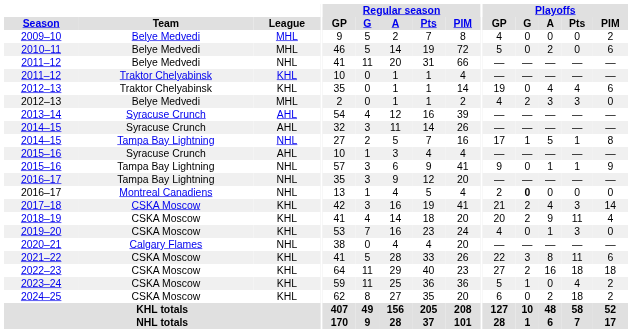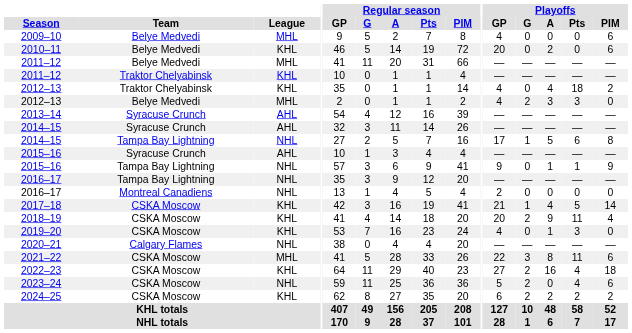(610, 36) 2 -> (610, 36) 6
(287, 49) MHL -> (287, 49) KHL
(499, 49) 5 -> (499, 49) 20
(287, 62) NHL -> (287, 62) MHL
(499, 88) 19 -> (499, 88) 4
(577, 88) 4 -> (577, 88) 18
(610, 88) 6 -> (610, 88) 2
(577, 140) 1 -> (577, 140) 6
(527, 192) bold -> (527, 192) normal
(527, 205) 2 -> (527, 205) 1
(577, 205) 3 -> (577, 205) 5
(287, 257) KHL -> (287, 257) MHL
(577, 270) 18 -> (577, 270) 4
(287, 283) KHL -> (287, 283) NHL
(527, 283) 1 -> (527, 283) 2
(610, 283) 2 -> (610, 283) 6
(527, 296) 0 -> (527, 296) 2
(577, 296) 18 -> (577, 296) 2
